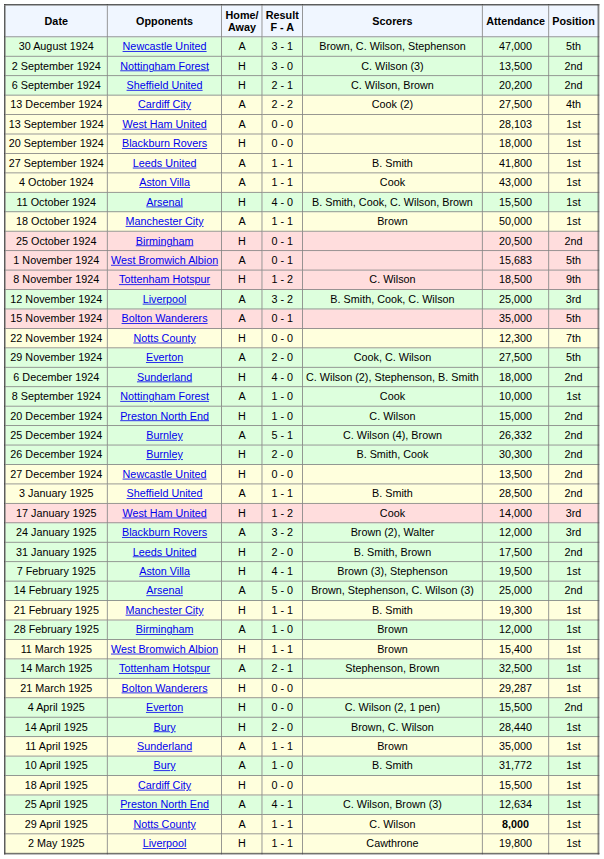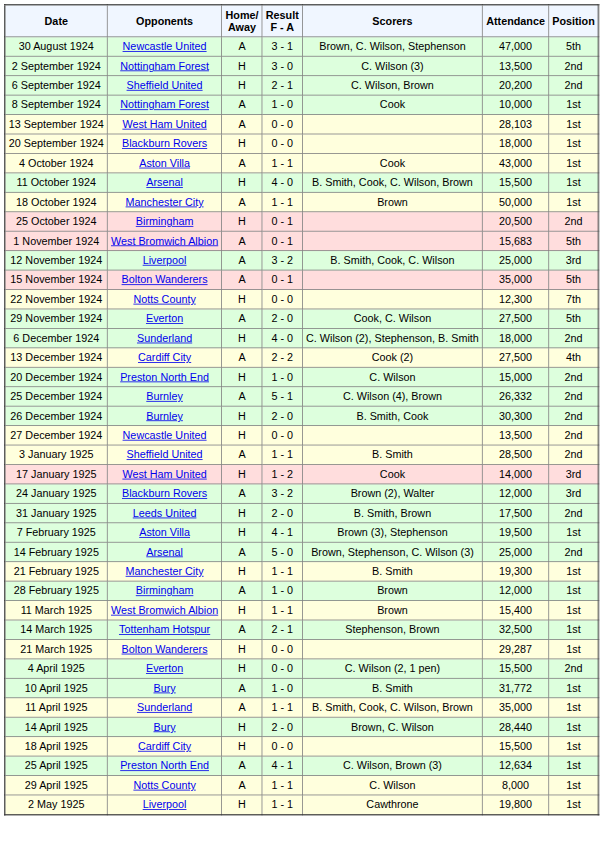rows swapped: (56, 396) <-> (56, 105)
- row: (56, 163)
- row: (56, 280)
rows swapped: (56, 766) <-> (56, 727)
(392, 746) Brown -> (392, 707) B. Smith, Cook, C. Wilson, Brown
(516, 824) bold -> (516, 785) normal
